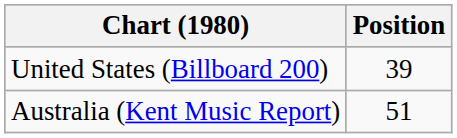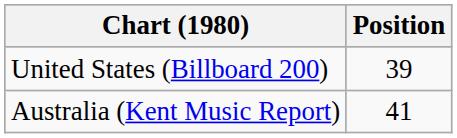(399, 111) 51 -> (399, 111) 41
